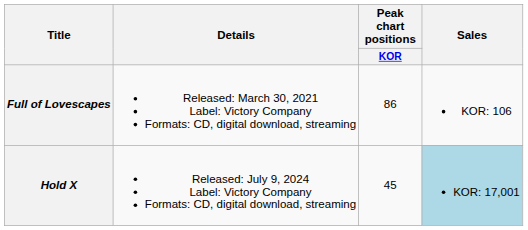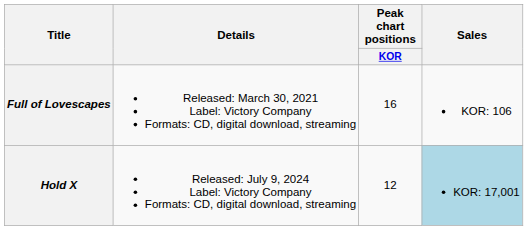(390, 105) 86 -> (390, 105) 16
(390, 185) 45 -> (390, 185) 12
